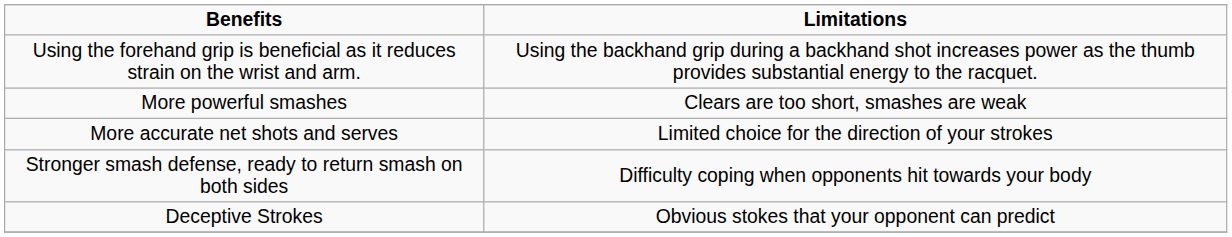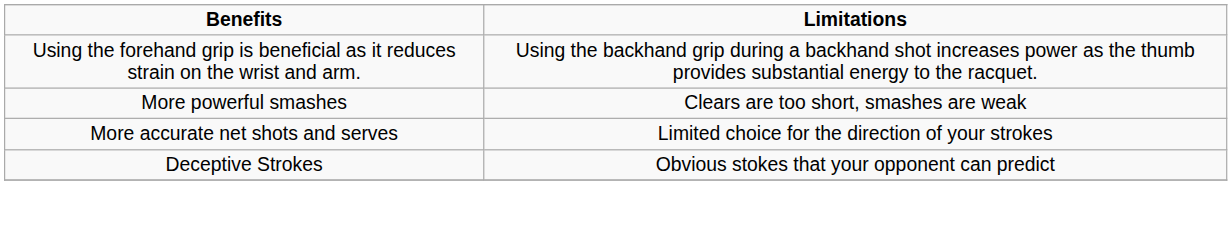- row: (244, 175)
